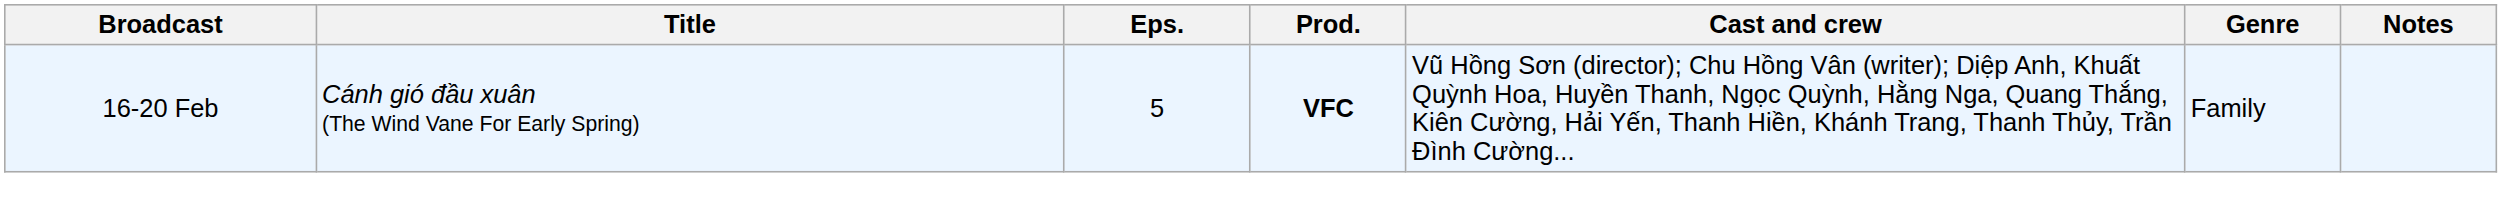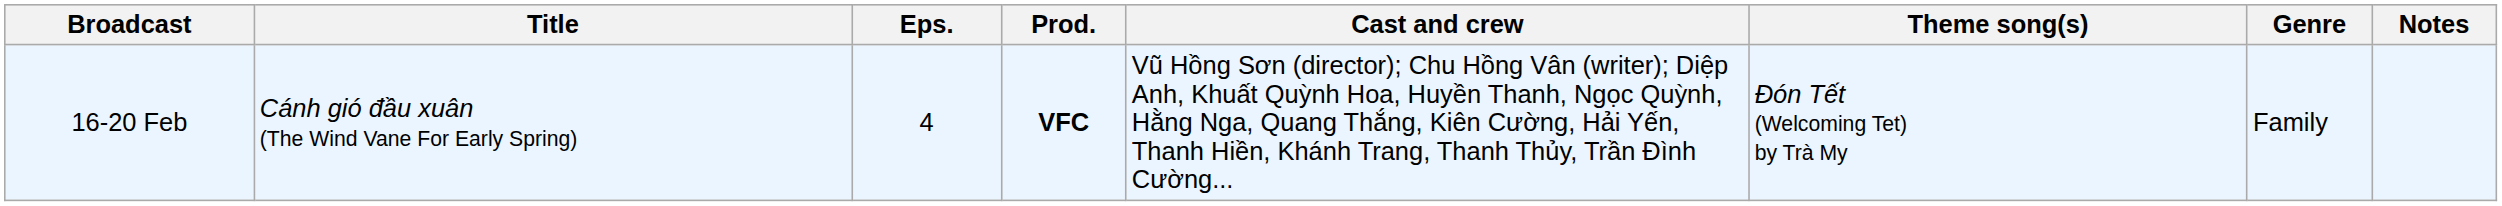+ column: (1998, 24)
(1157, 107) 5 -> (927, 122) 4
